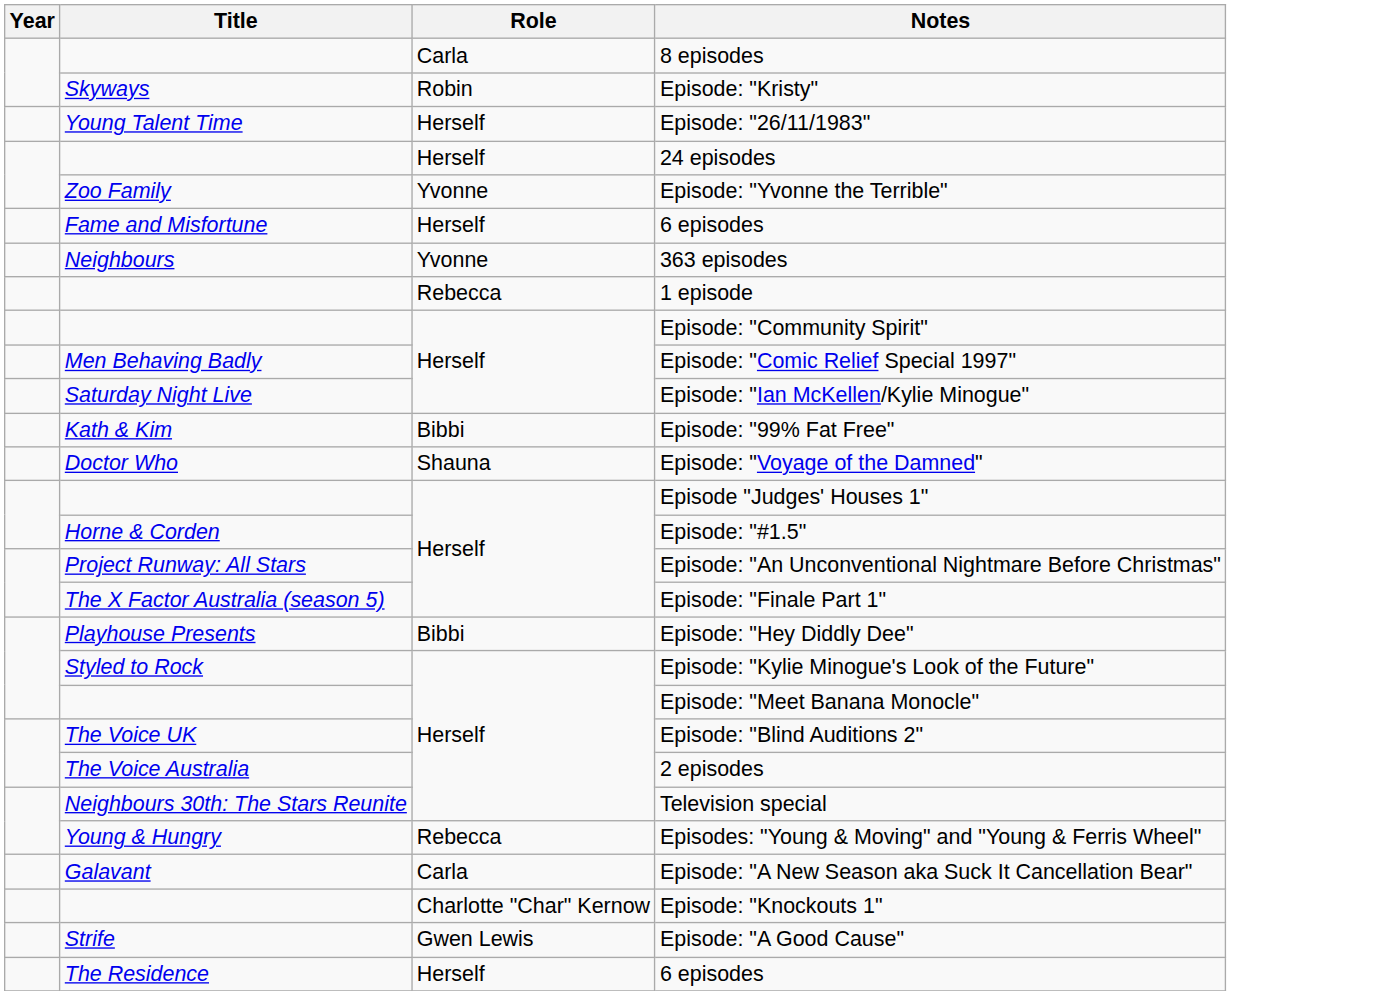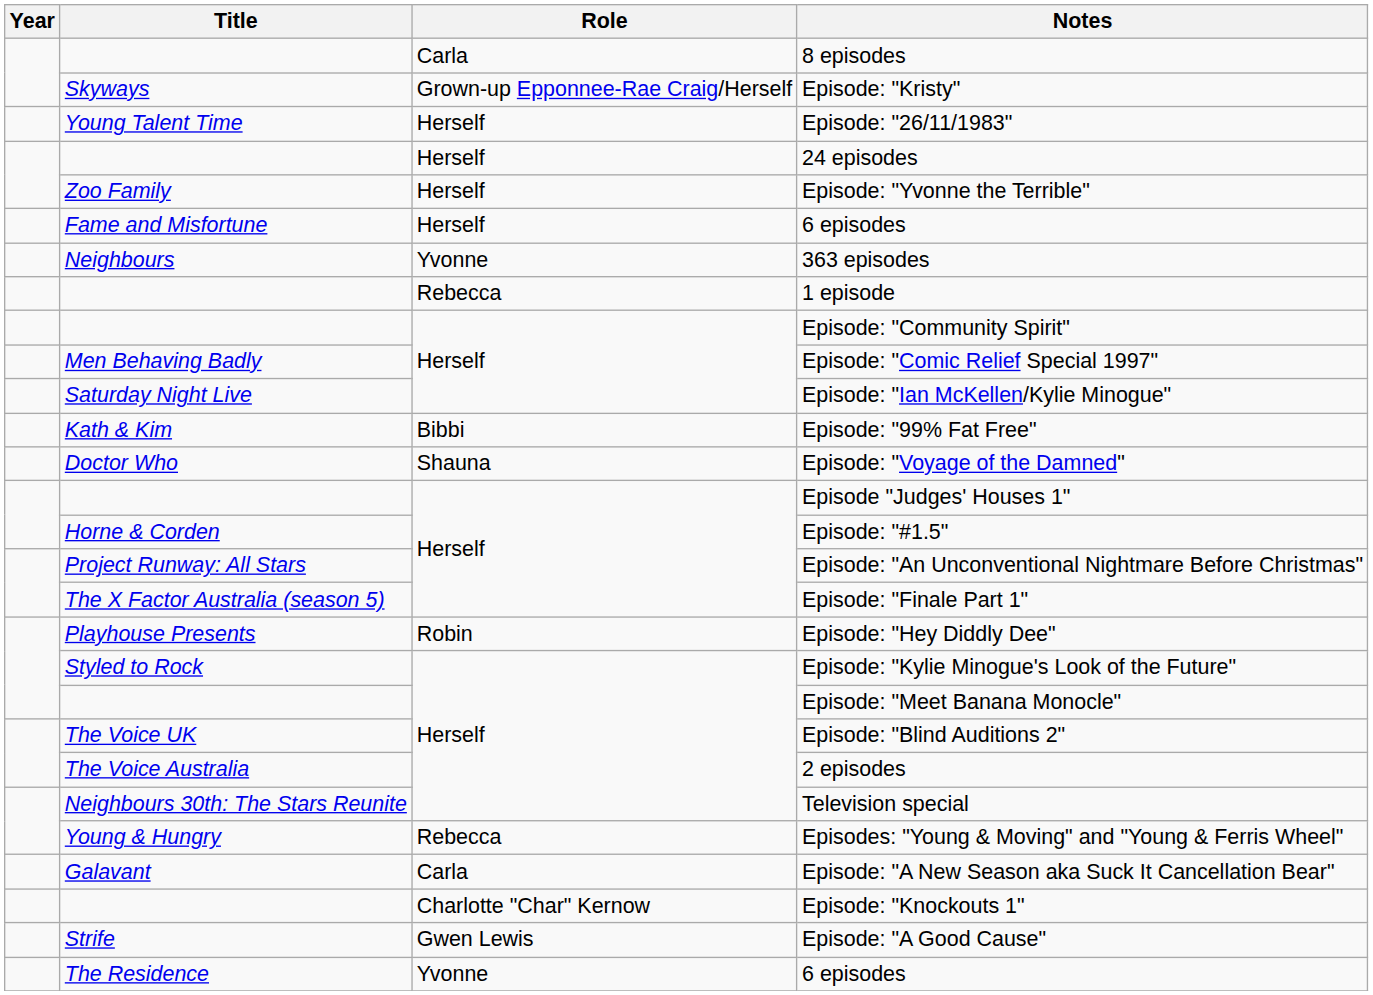(445, 89) Robin -> (604, 89) Grown-up Epponnee-Rae Craig/Herself
(453, 191) Yvonne -> (451, 191) Herself
(441, 633) Bibbi -> (445, 633) Robin
(451, 973) Herself -> (453, 973) Yvonne
